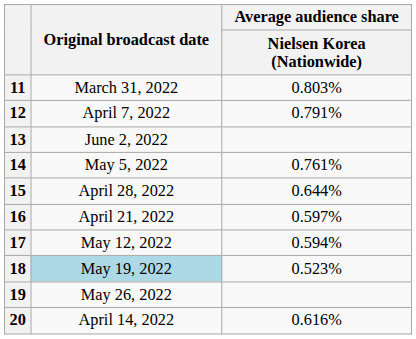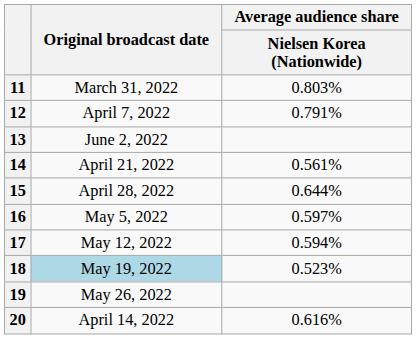(126, 165) May 5, 2022 -> (126, 165) April 21, 2022
(317, 165) 0.761% -> (317, 165) 0.561%
(126, 216) April 21, 2022 -> (126, 216) May 5, 2022
